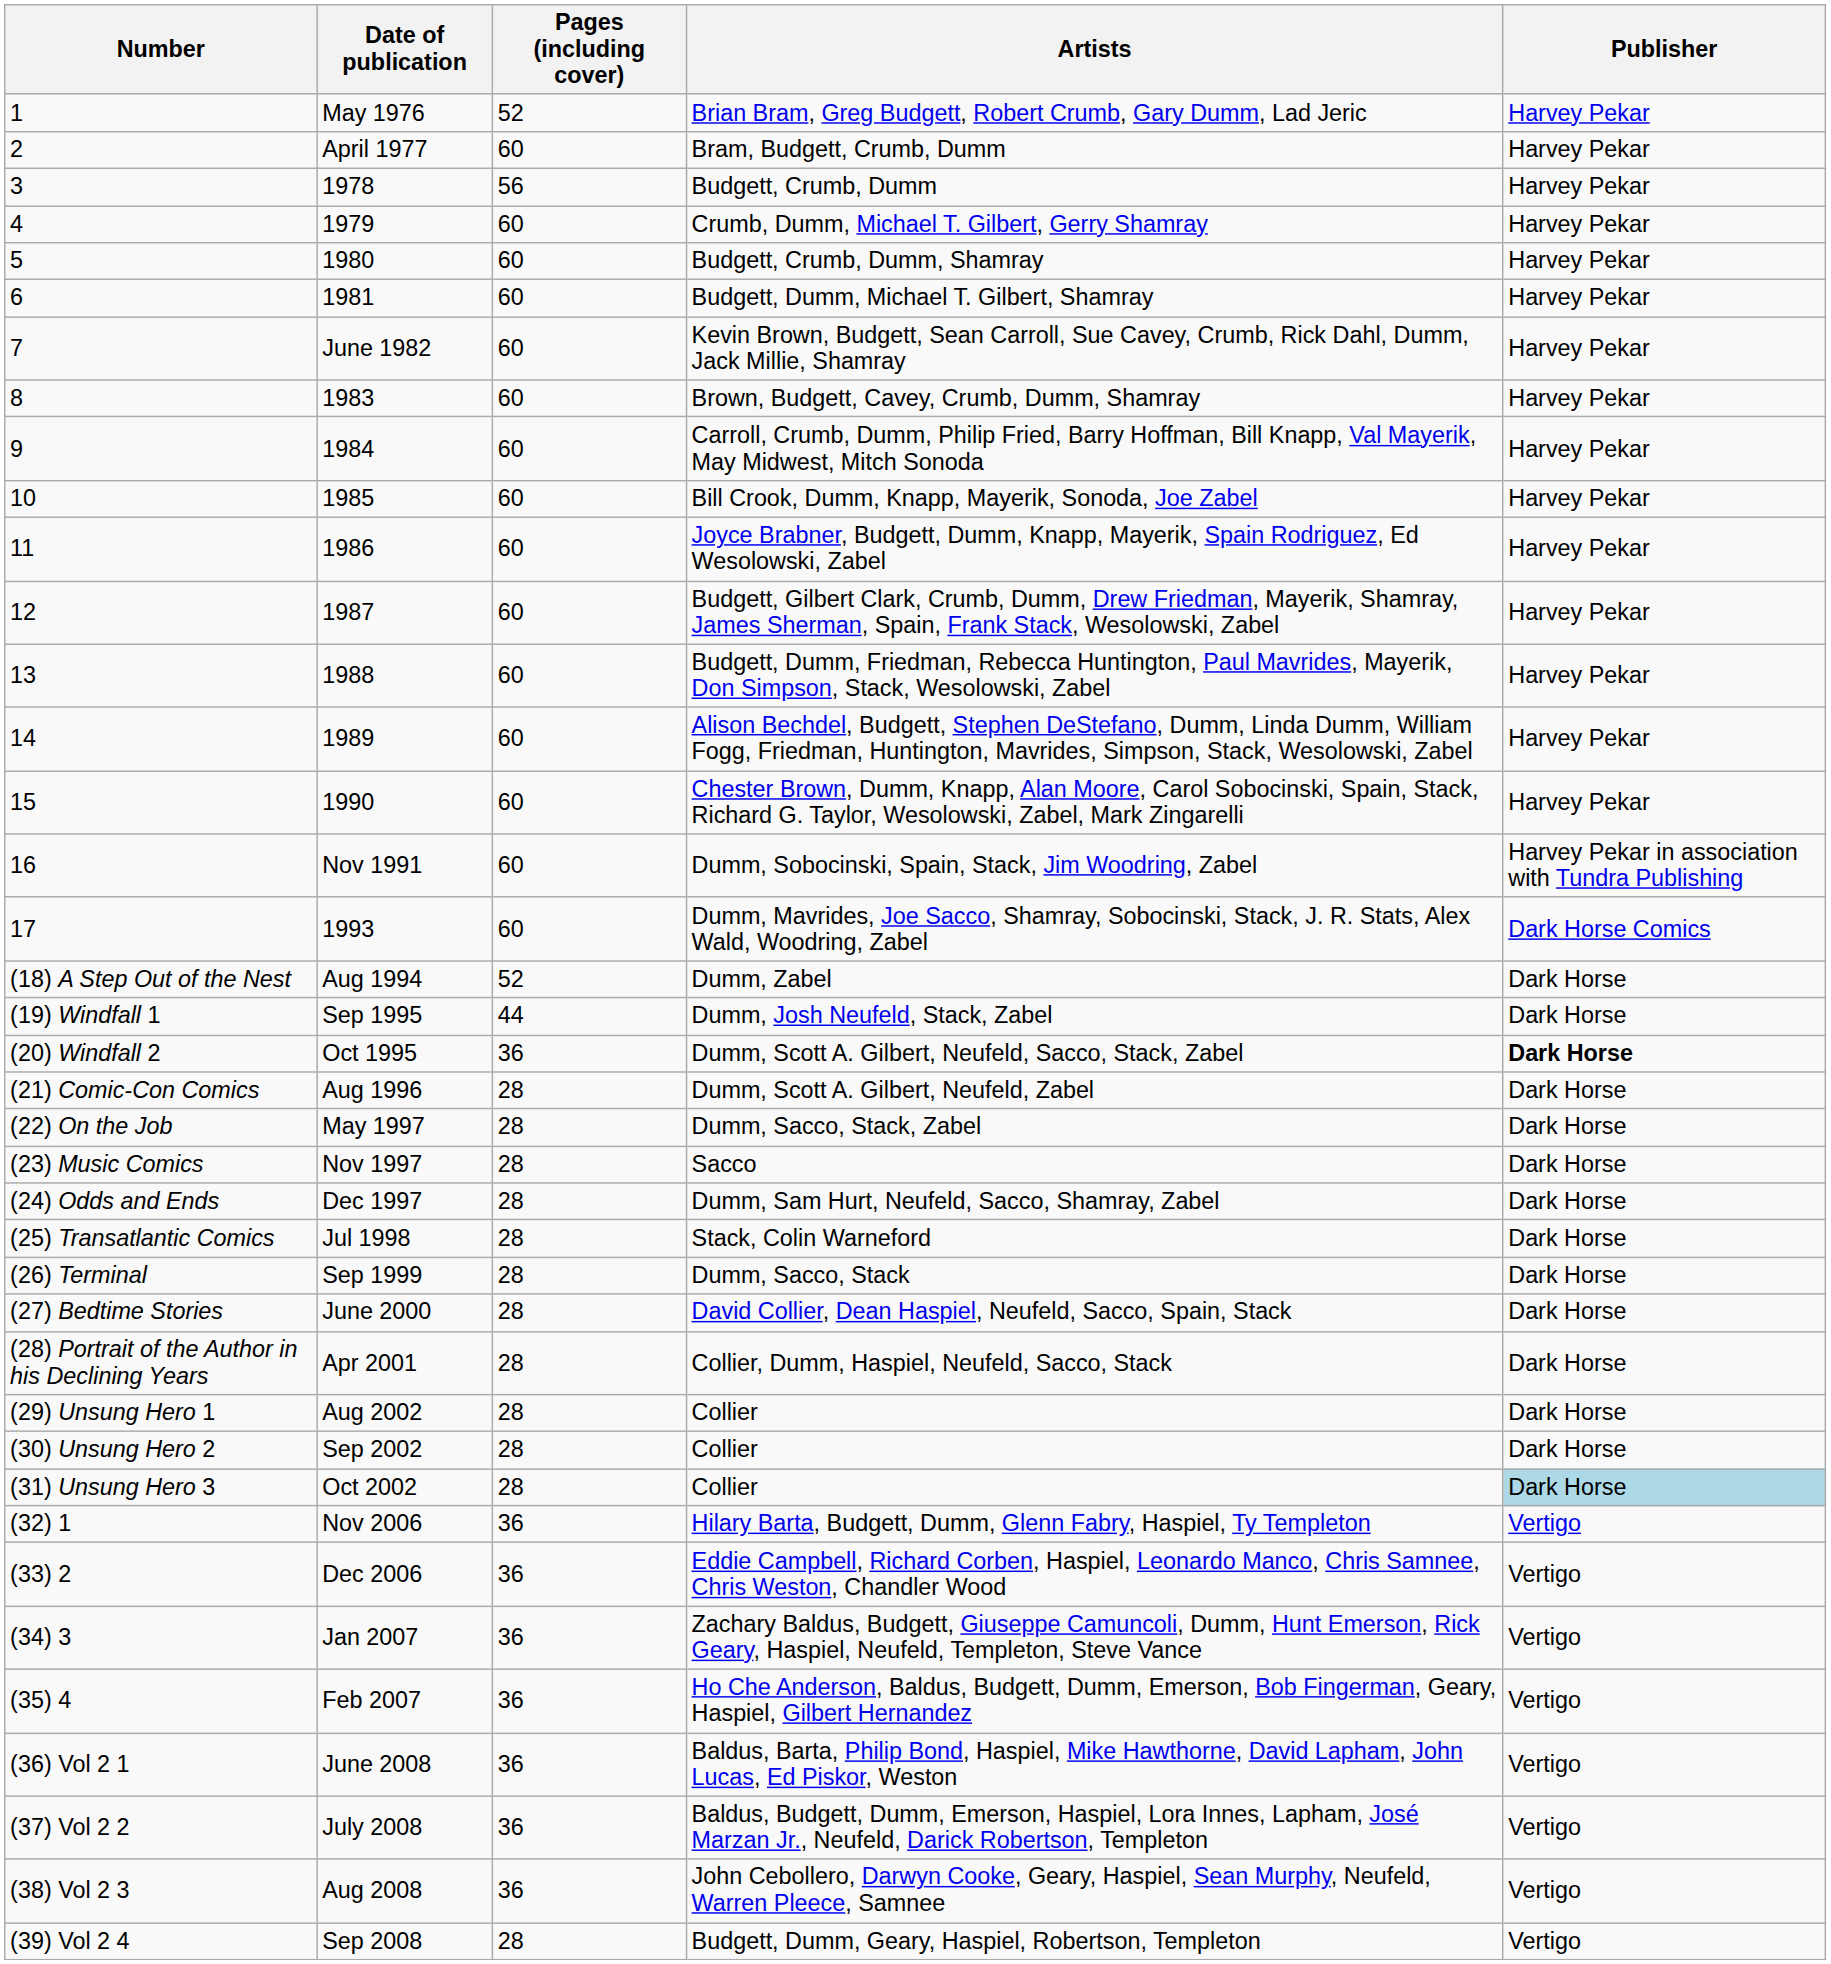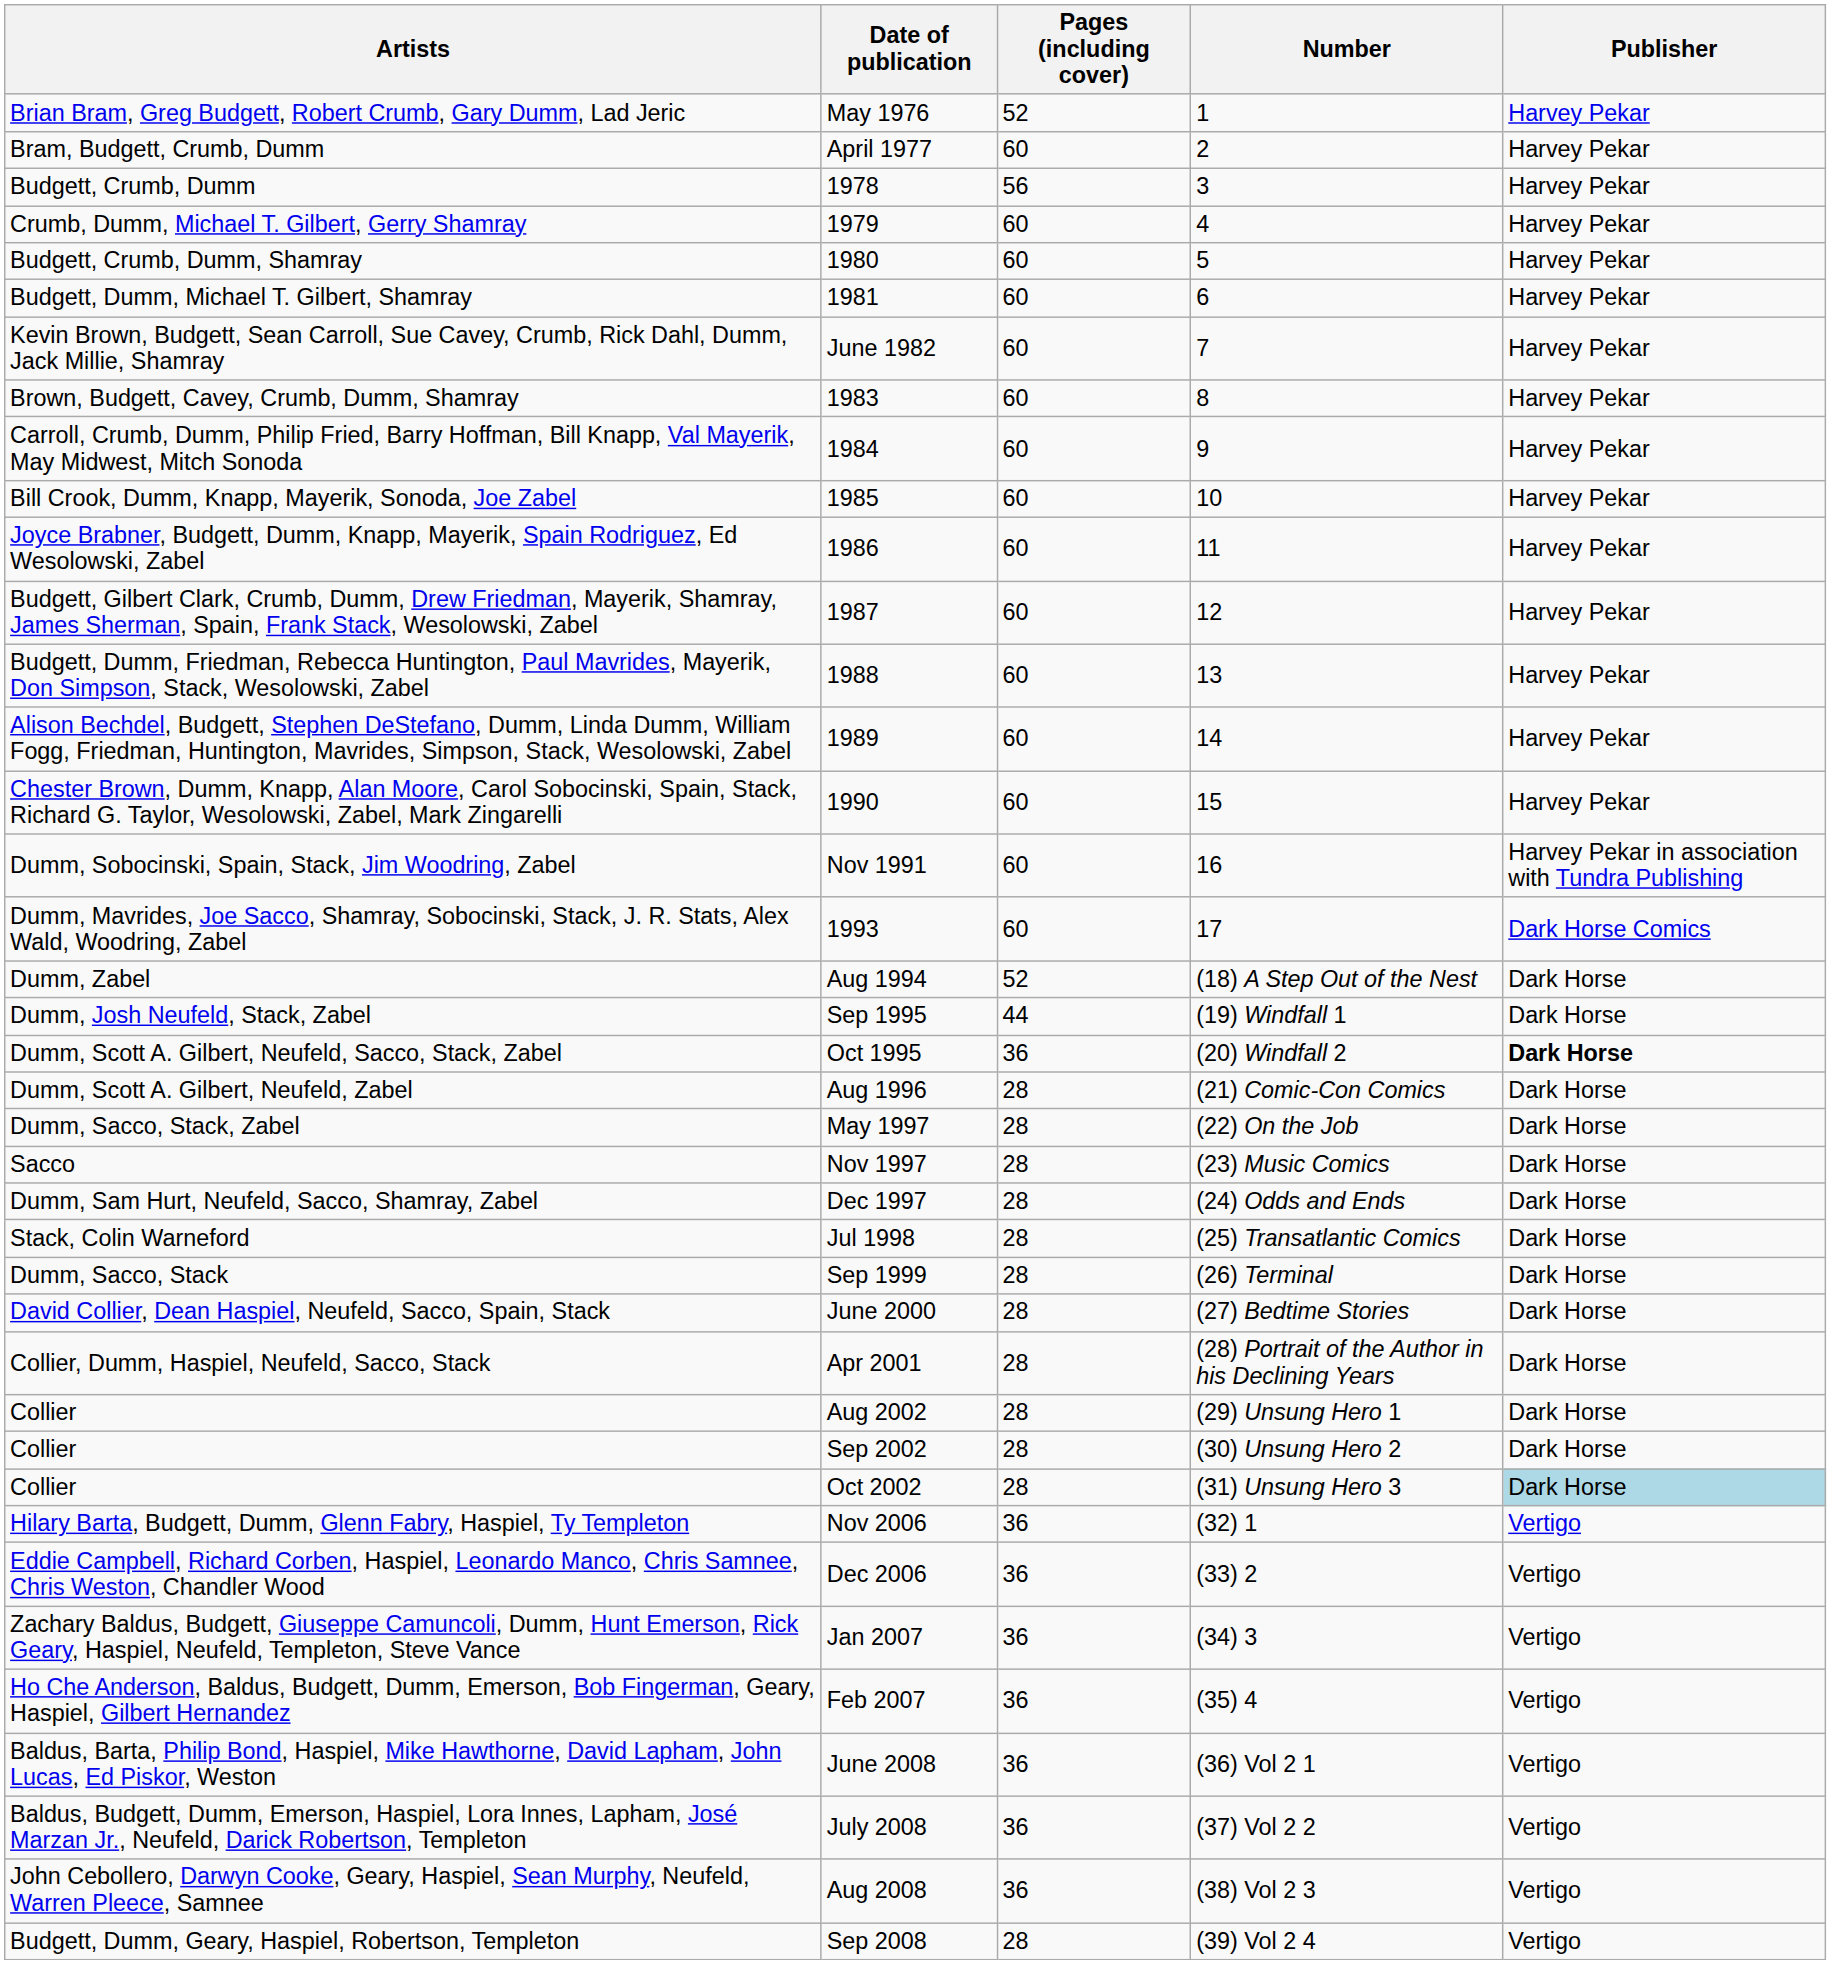columns swapped: (161, 49) <-> (1095, 49)
